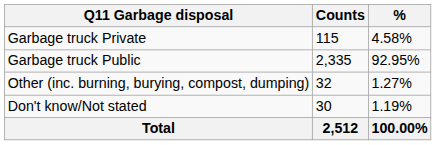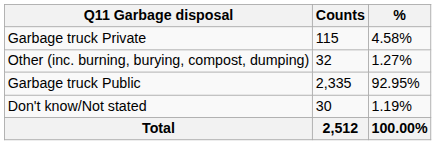rows swapped: (74, 60) <-> (159, 83)
